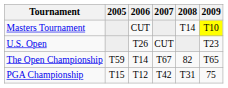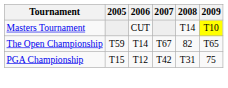- row: (27, 44)
